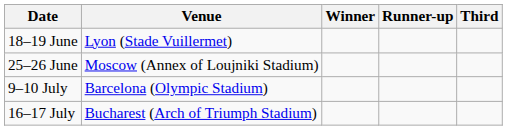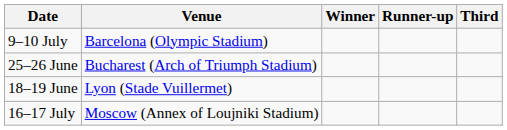rows swapped: (43, 40) <-> (38, 88)
(202, 64) Moscow (Annex of Loujniki Stadium) -> (201, 64) Bucharest (Arch of Triumph Stadium)
(201, 112) Bucharest (Arch of Triumph Stadium) -> (202, 112) Moscow (Annex of Loujniki Stadium)
